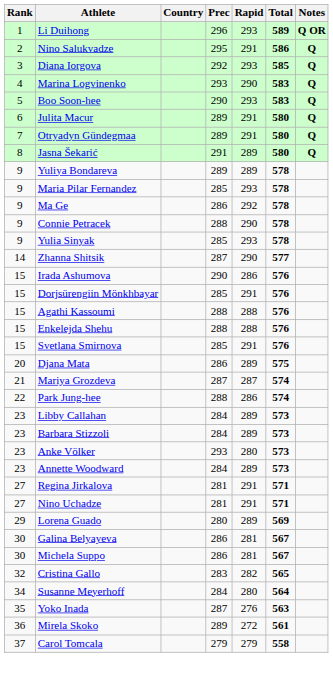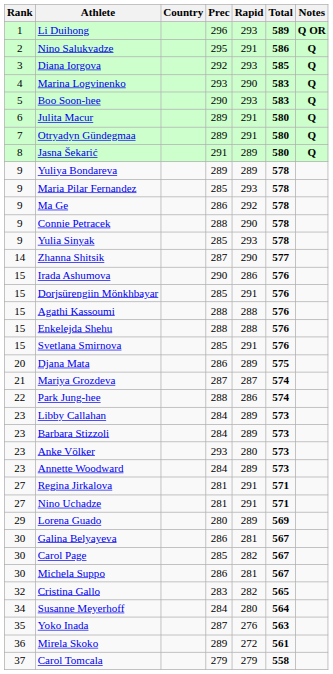+ row: (62, 556)
